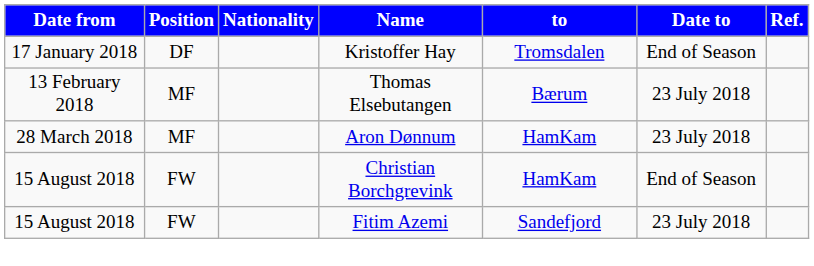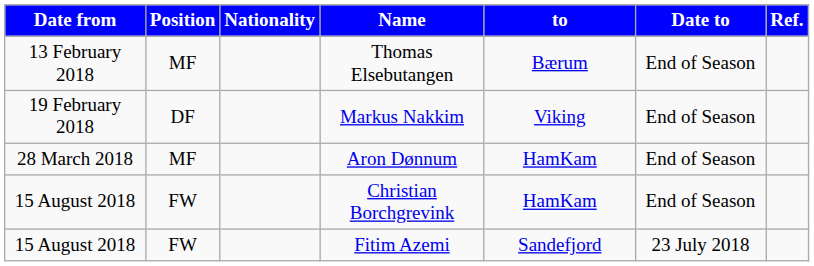- row: (400, 51)
(701, 94) 23 July 2018 -> (700, 63) End of Season
+ row: (402, 116)
(701, 137) 23 July 2018 -> (700, 159) End of Season
